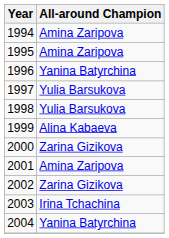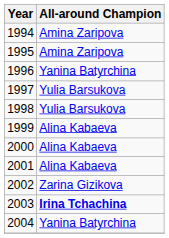(81, 147) Zarina Gizikova -> (78, 147) Alina Kabaeva
(81, 166) Amina Zaripova -> (78, 166) Alina Kabaeva
(80, 204) normal -> (83, 204) bold
